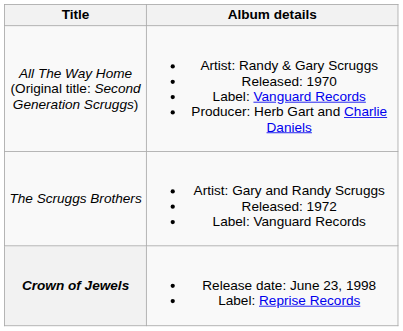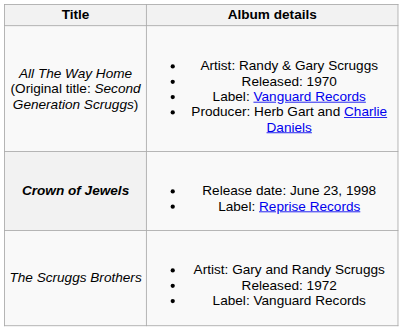rows swapped: (76, 198) <-> (76, 285)
